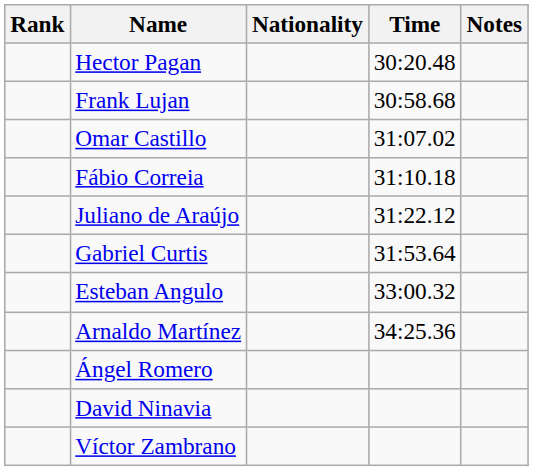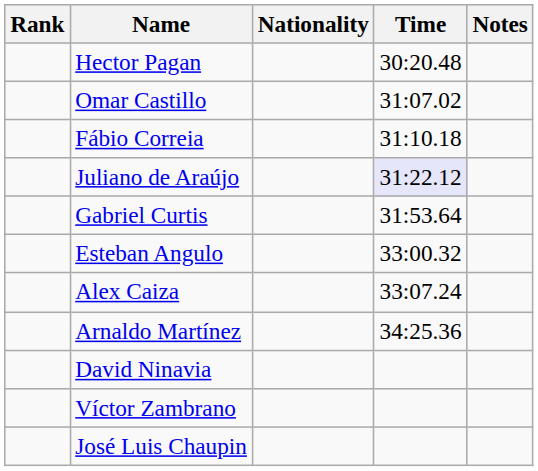- row: (132, 100)
(415, 215) no background -> (421, 177) lavender background
+ row: (127, 292)
- row: (144, 368)
+ row: (161, 445)
